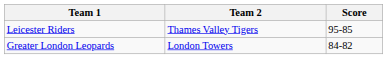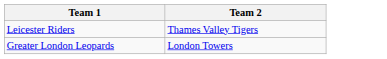- column: (354, 12)
